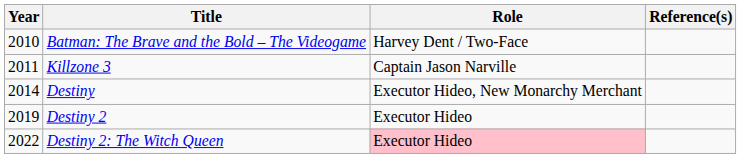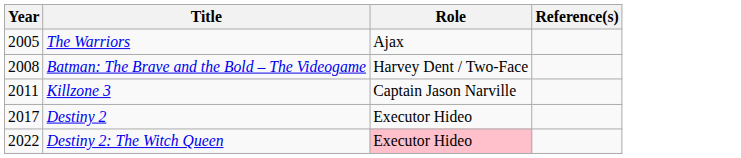+ row: (88, 41)
(24, 41) 2010 -> (24, 66) 2008
- row: (71, 91)
(24, 116) 2019 -> (24, 116) 2017
